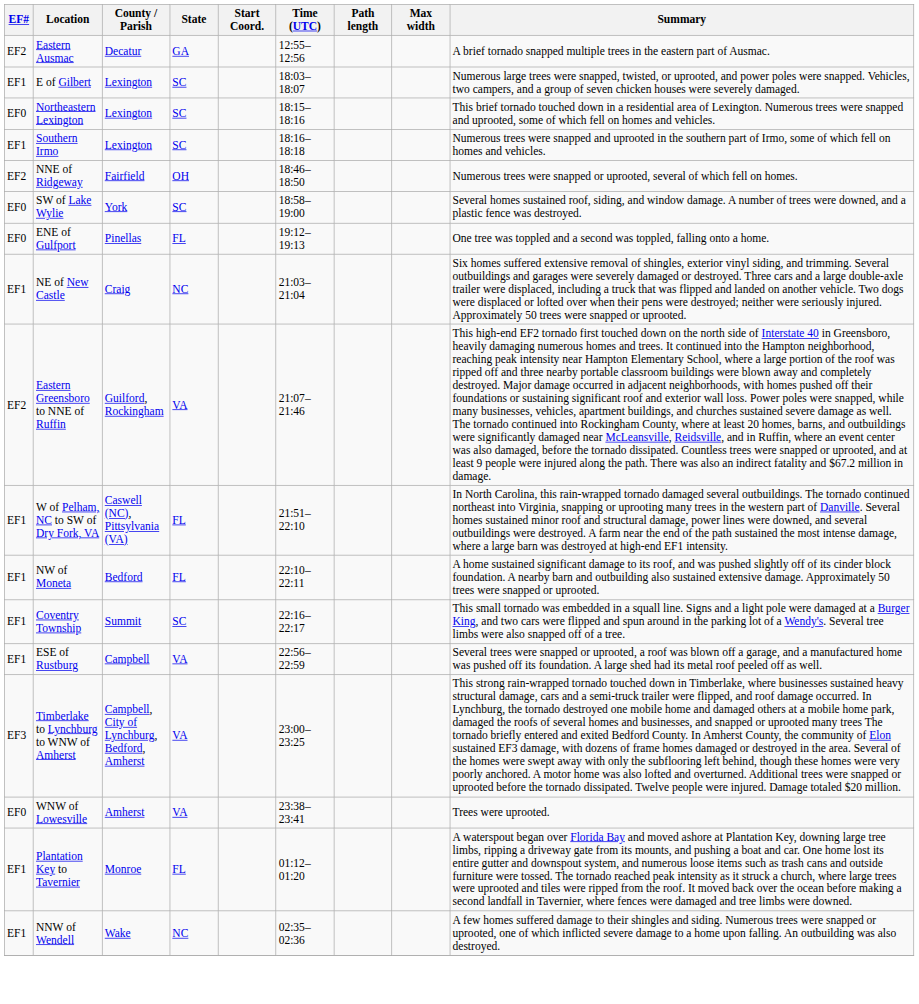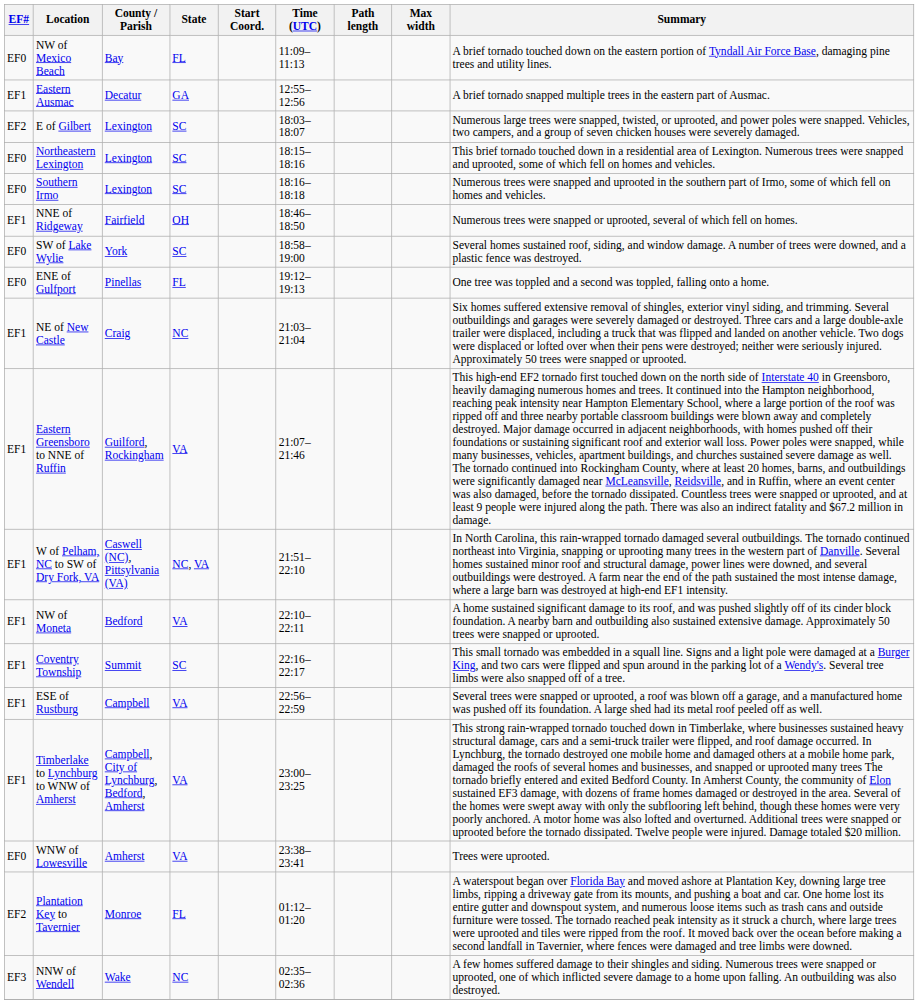+ row: (54, 57)
(17, 51) EF2 -> (17, 95) EF1
(17, 82) EF1 -> (17, 126) EF2
(17, 145) EF1 -> (17, 189) EF0
(17, 176) EF2 -> (17, 220) EF1
(17, 404) EF2 -> (17, 449) EF1
(179, 520) FL -> (191, 564) NC, VA
(179, 577) FL -> (180, 621) VA
(17, 735) EF3 -> (17, 780) EF1
(17, 869) EF1 -> (17, 913) EF2
(17, 933) EF1 -> (17, 977) EF3
